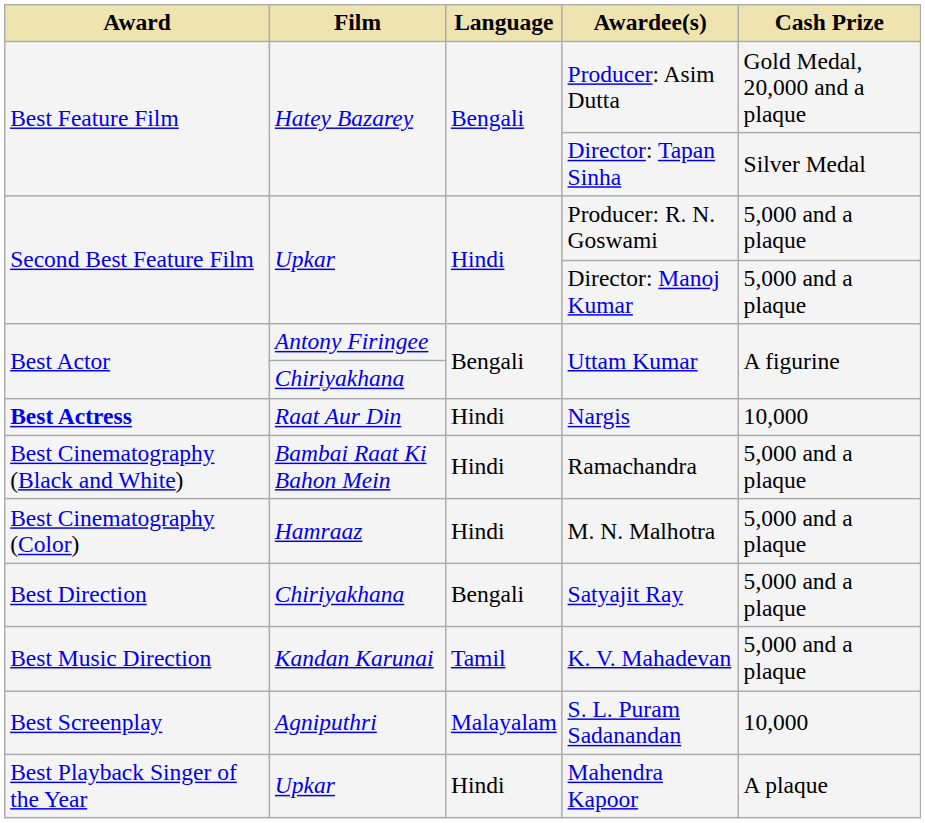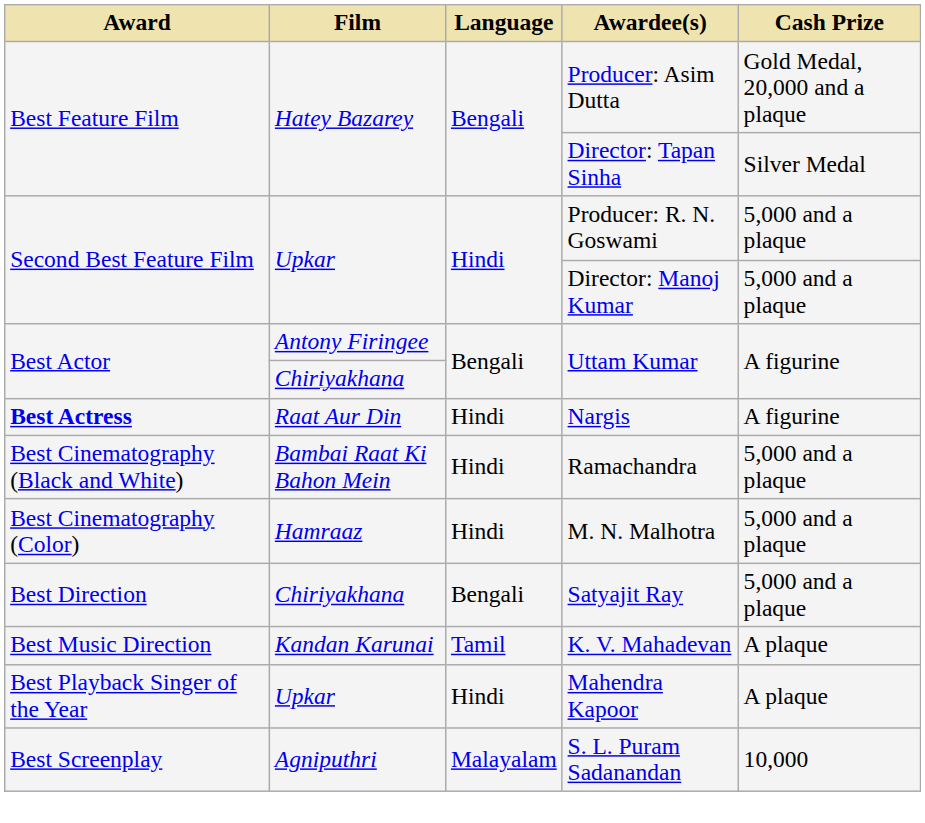(776, 416) 10,000 -> (792, 416) A figurine
(798, 658) 5,000 and a plaque -> (786, 645) A plaque
rows swapped: (305, 785) <-> (326, 722)
